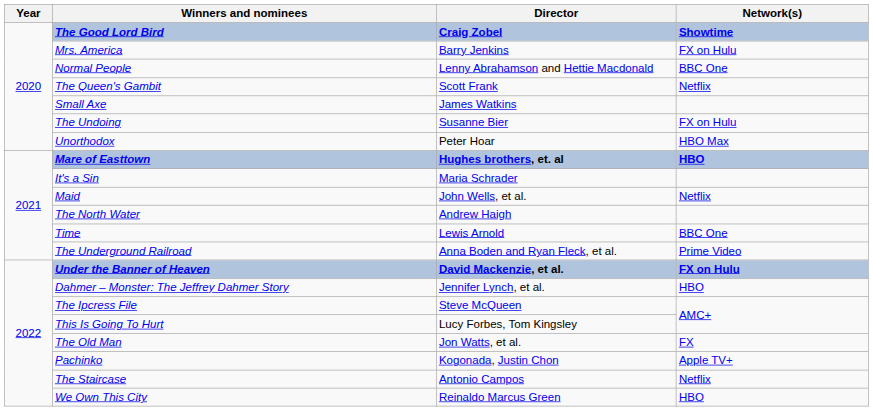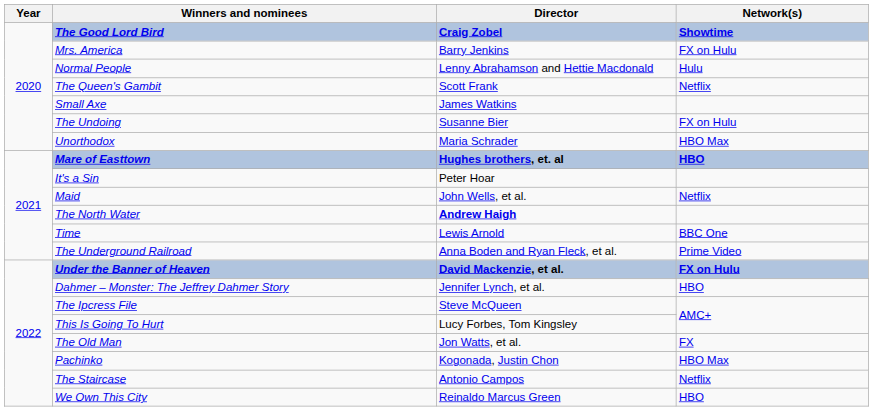(703, 68) BBC One -> (691, 68) Hulu
(467, 141) Peter Hoar -> (478, 141) Maria Schrader
(478, 178) Maria Schrader -> (467, 178) Peter Hoar
(475, 214) normal -> (478, 214) bold
(706, 360) Apple TV+ -> (704, 360) HBO Max
